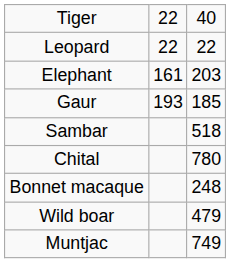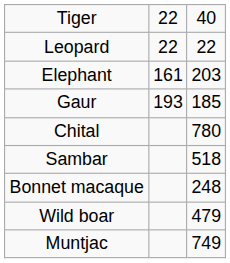rows swapped: (77, 159) <-> (77, 131)
